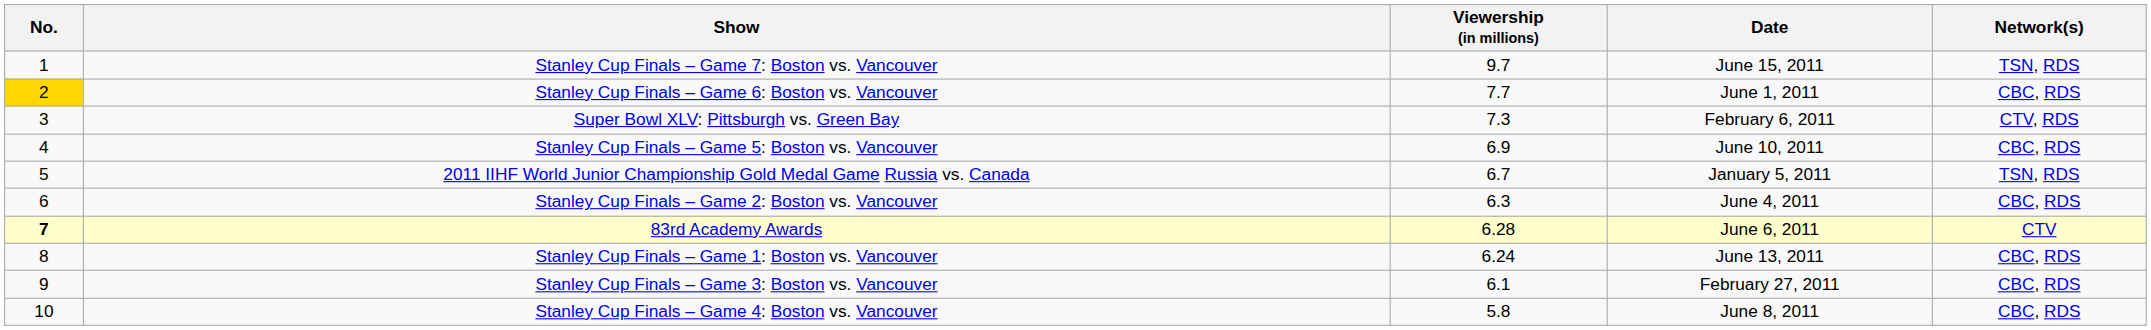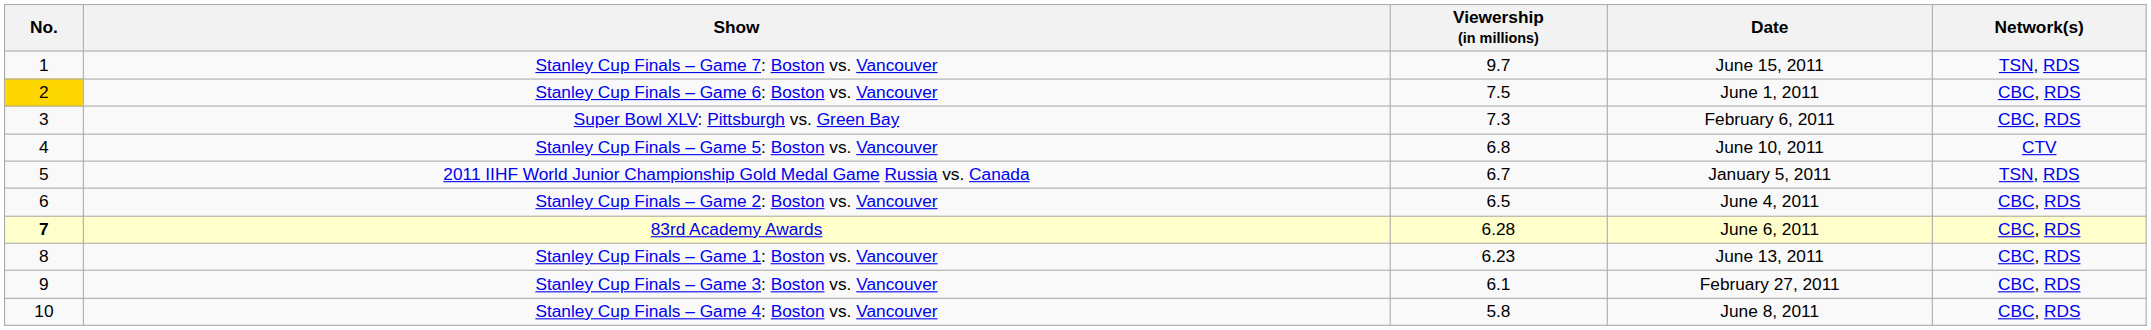(1498, 92) 7.7 -> (1498, 92) 7.5
(2039, 119) CTV, RDS -> (2039, 119) CBC, RDS
(1498, 147) 6.9 -> (1498, 147) 6.8
(2039, 147) CBC, RDS -> (2039, 147) CTV
(1498, 202) 6.3 -> (1498, 202) 6.5
(2039, 229) CTV -> (2039, 229) CBC, RDS
(1498, 256) 6.24 -> (1498, 256) 6.23
